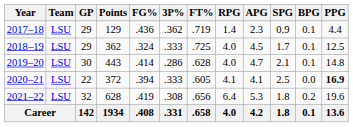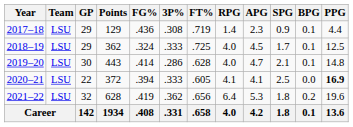(173, 29) .362 -> (173, 29) .308
(173, 96) .308 -> (173, 96) .362
